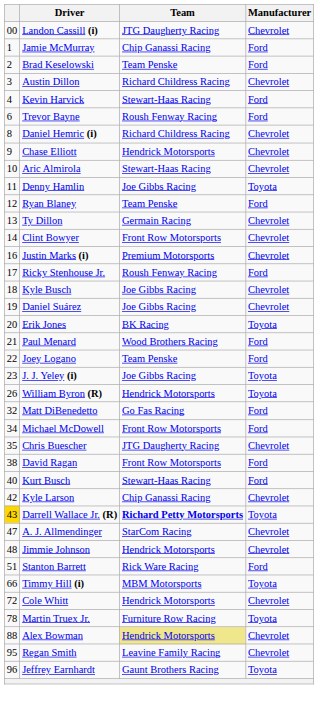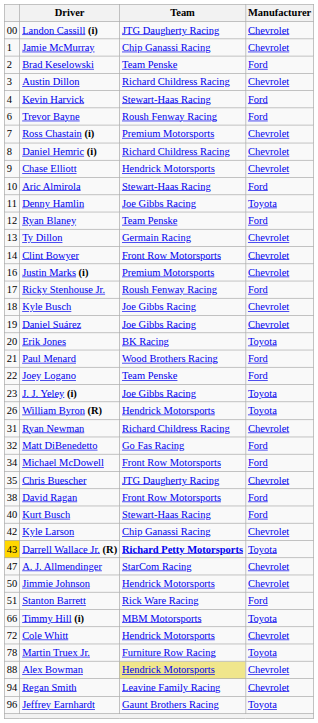(258, 47) Ford -> (269, 47) Chevrolet
+ row: (58, 134)
(269, 168) Chevrolet -> (258, 186) Ford
+ row: (53, 428)
(12, 549) 48 -> (12, 584) 50
(12, 653) 95 -> (12, 687) 94
